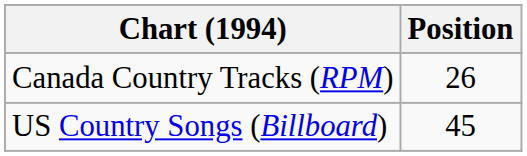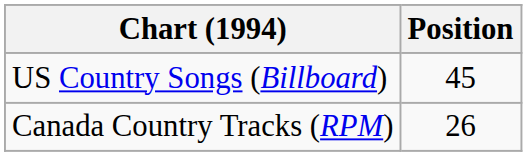rows swapped: (203, 77) <-> (200, 126)
